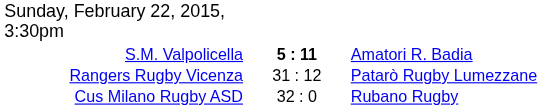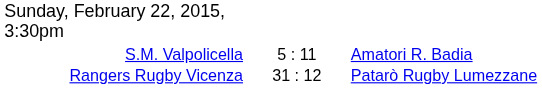(297, 54) bold -> (297, 54) normal
- row: (159, 97)
